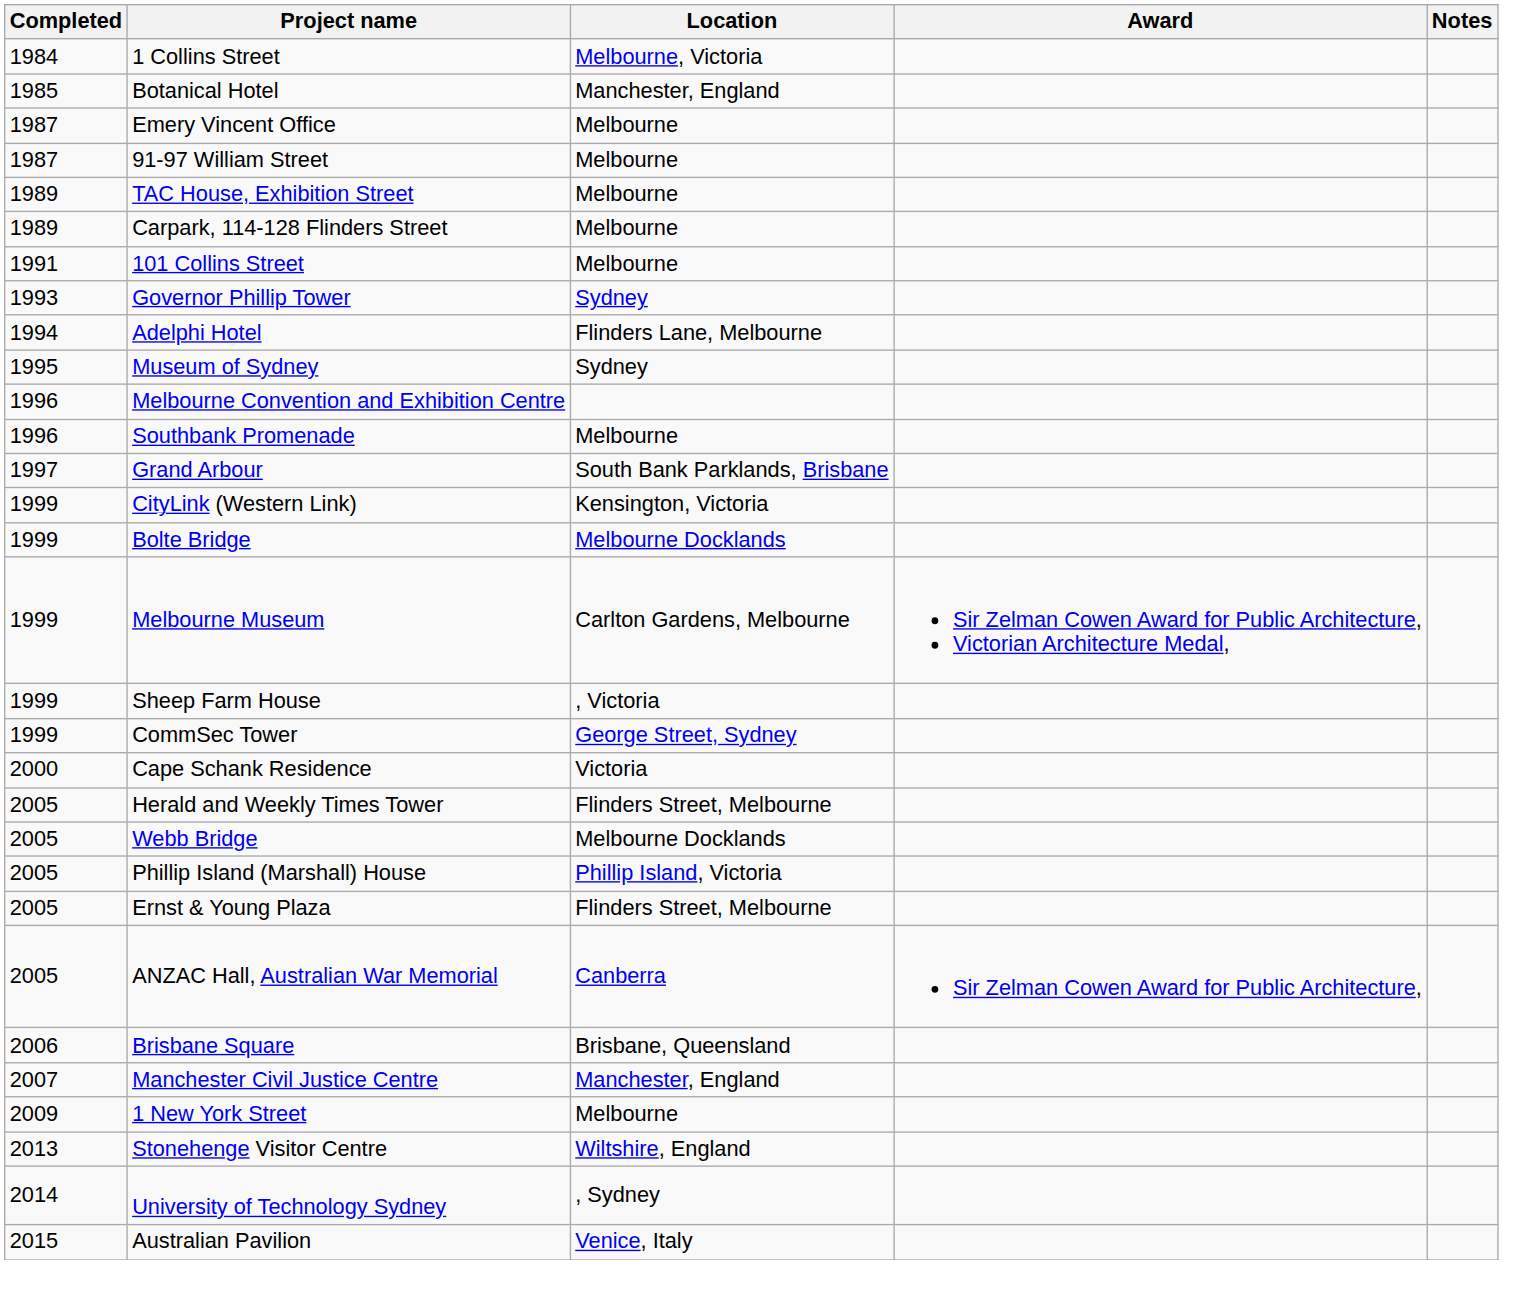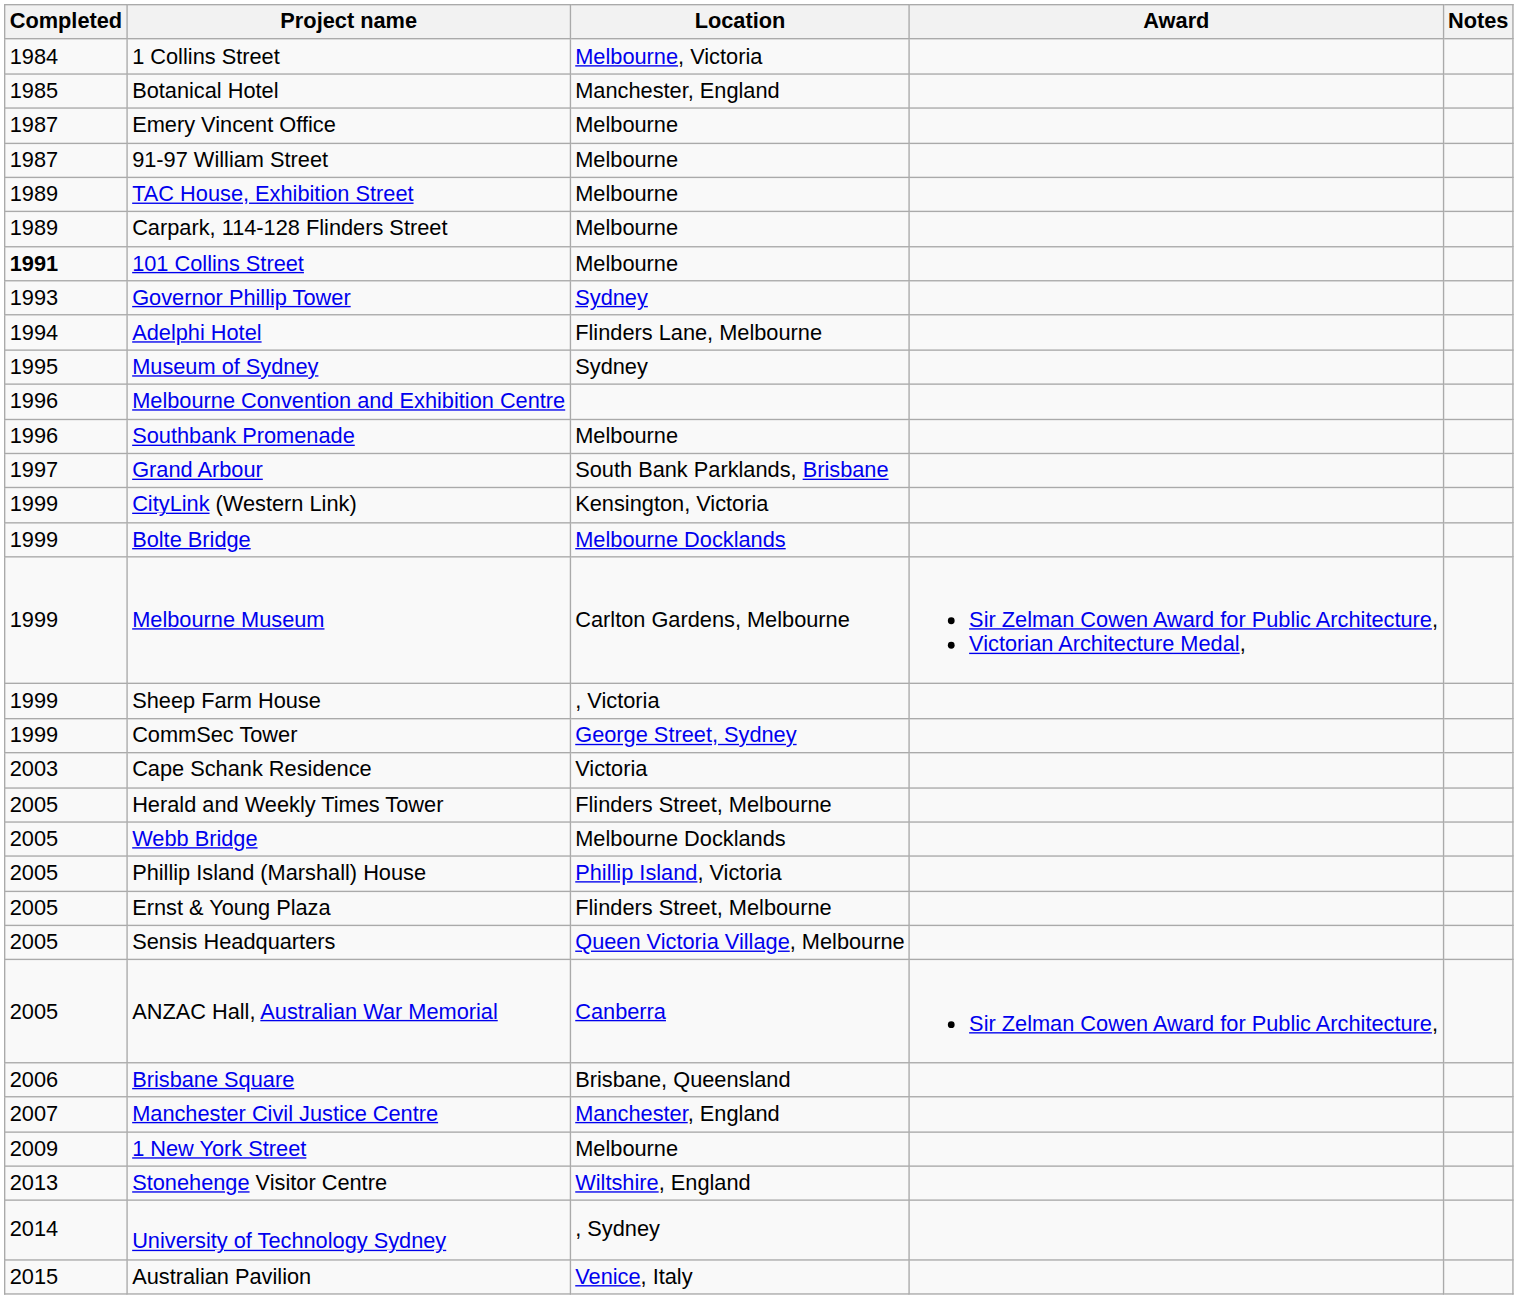(34, 263) normal -> (34, 263) bold
(34, 769) 2000 -> (34, 769) 2003
+ row: (234, 942)
